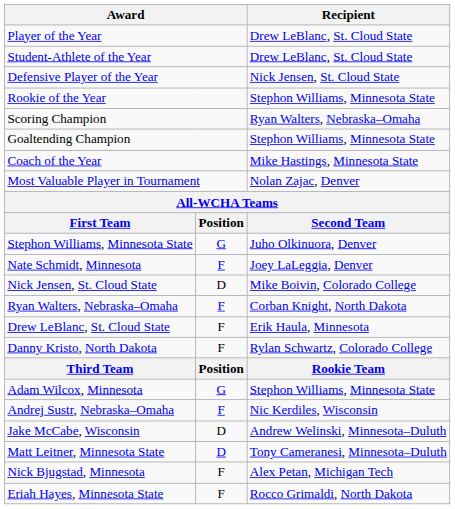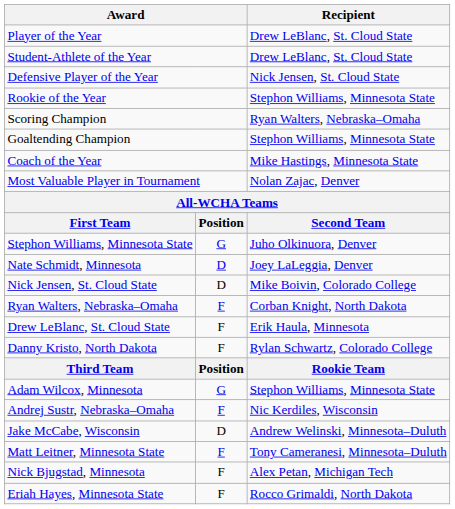(221, 264) F -> (221, 264) D
(221, 451) D -> (221, 451) F
